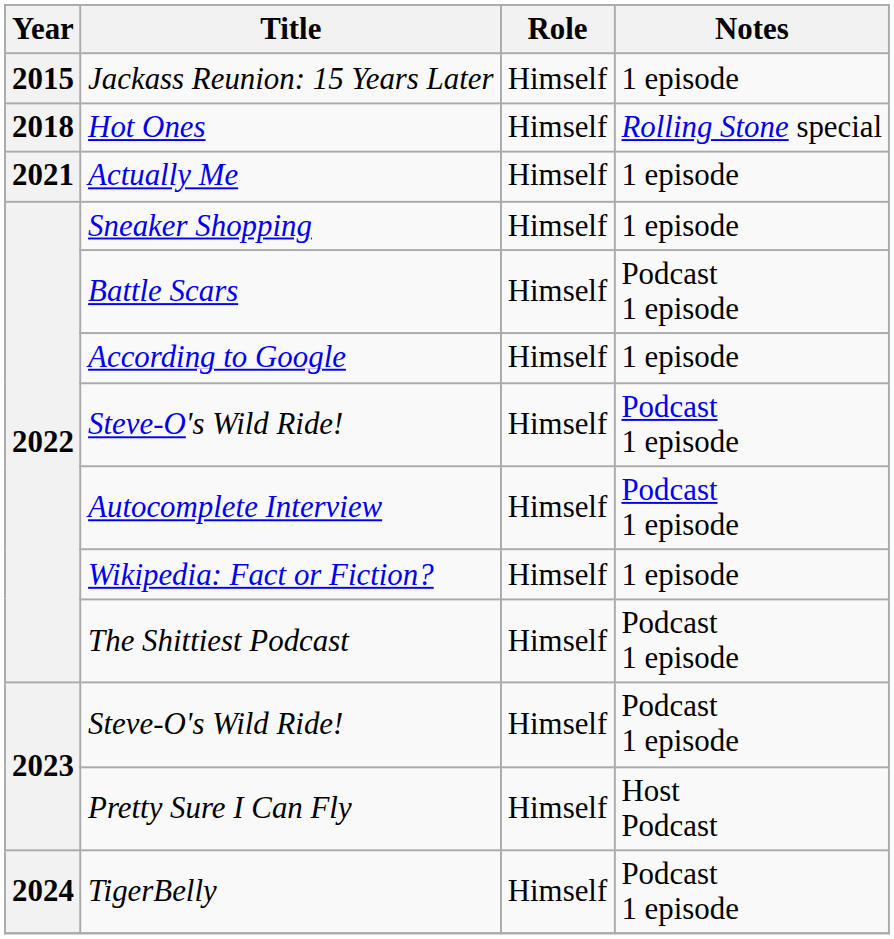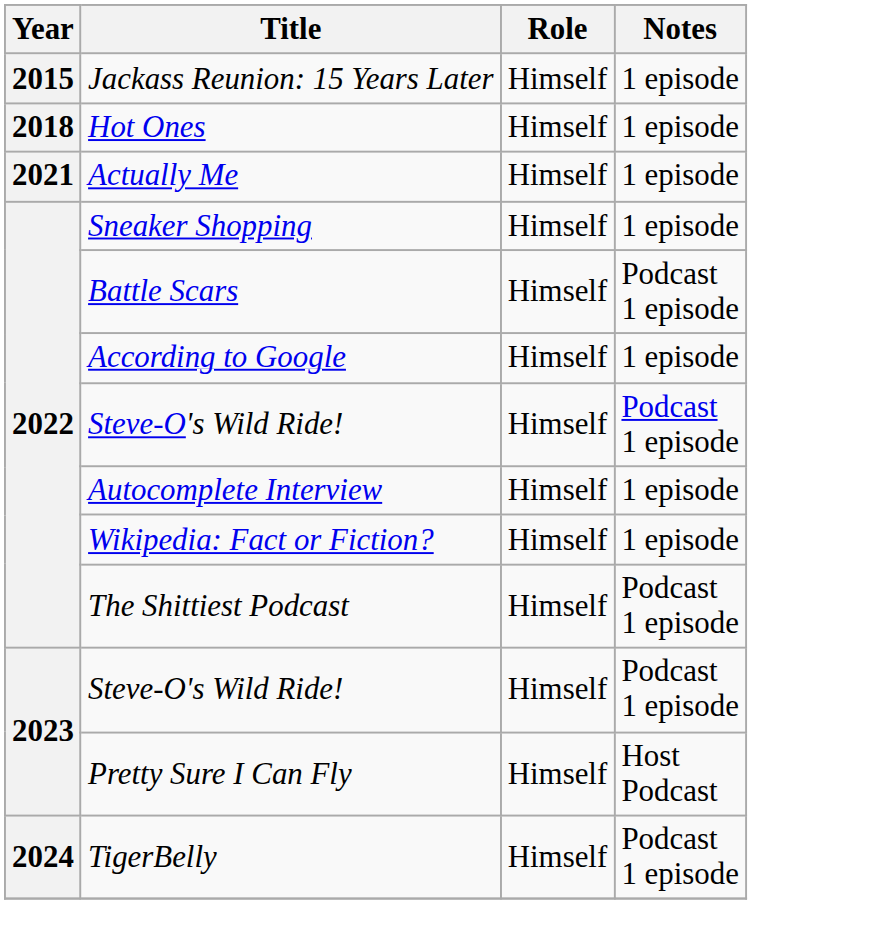(752, 126) Rolling Stone special -> (680, 126) 1 episode
(680, 507) Podcast 1 episode -> (680, 490) 1 episode
